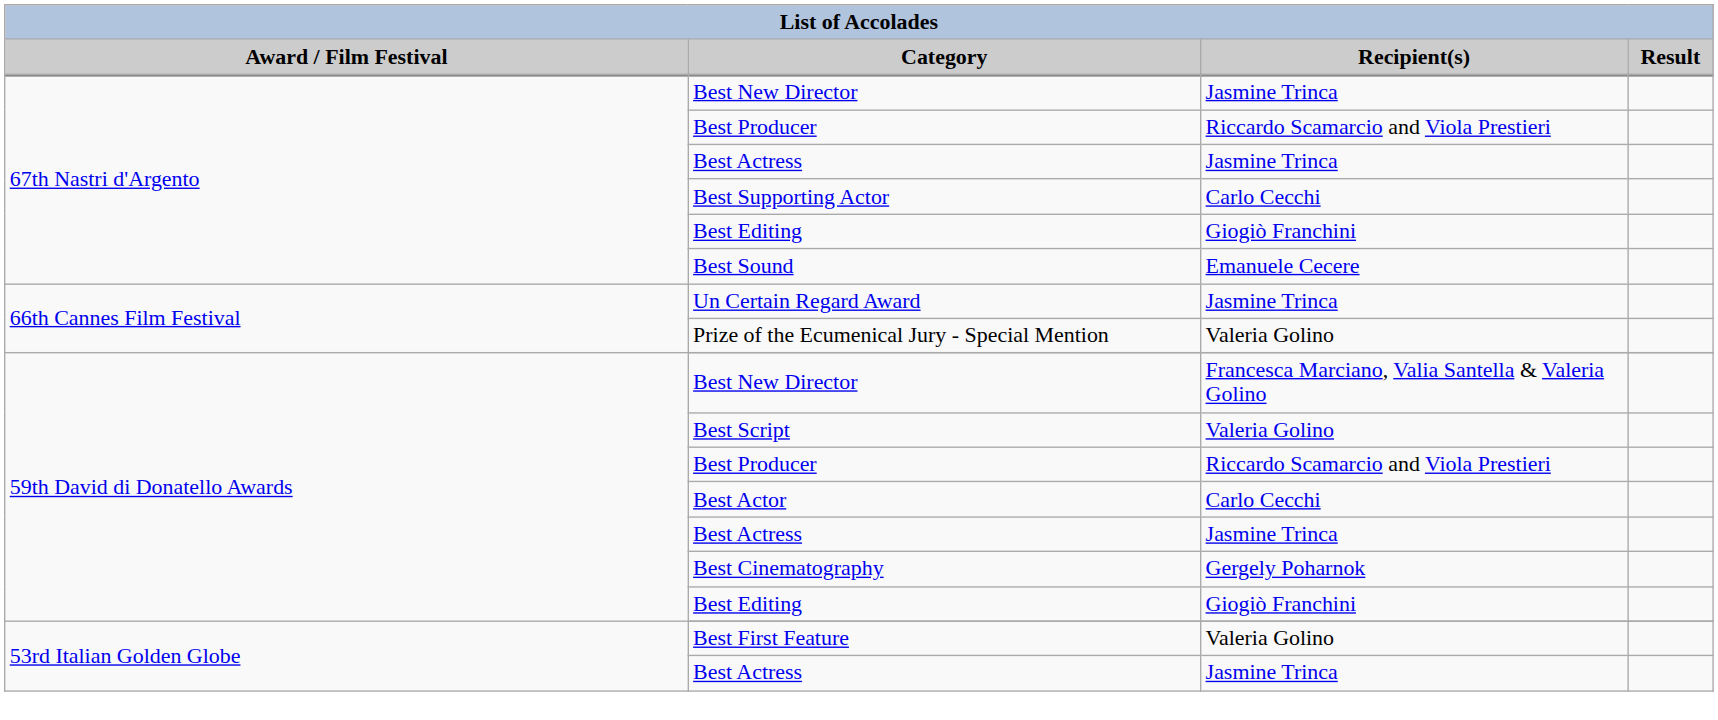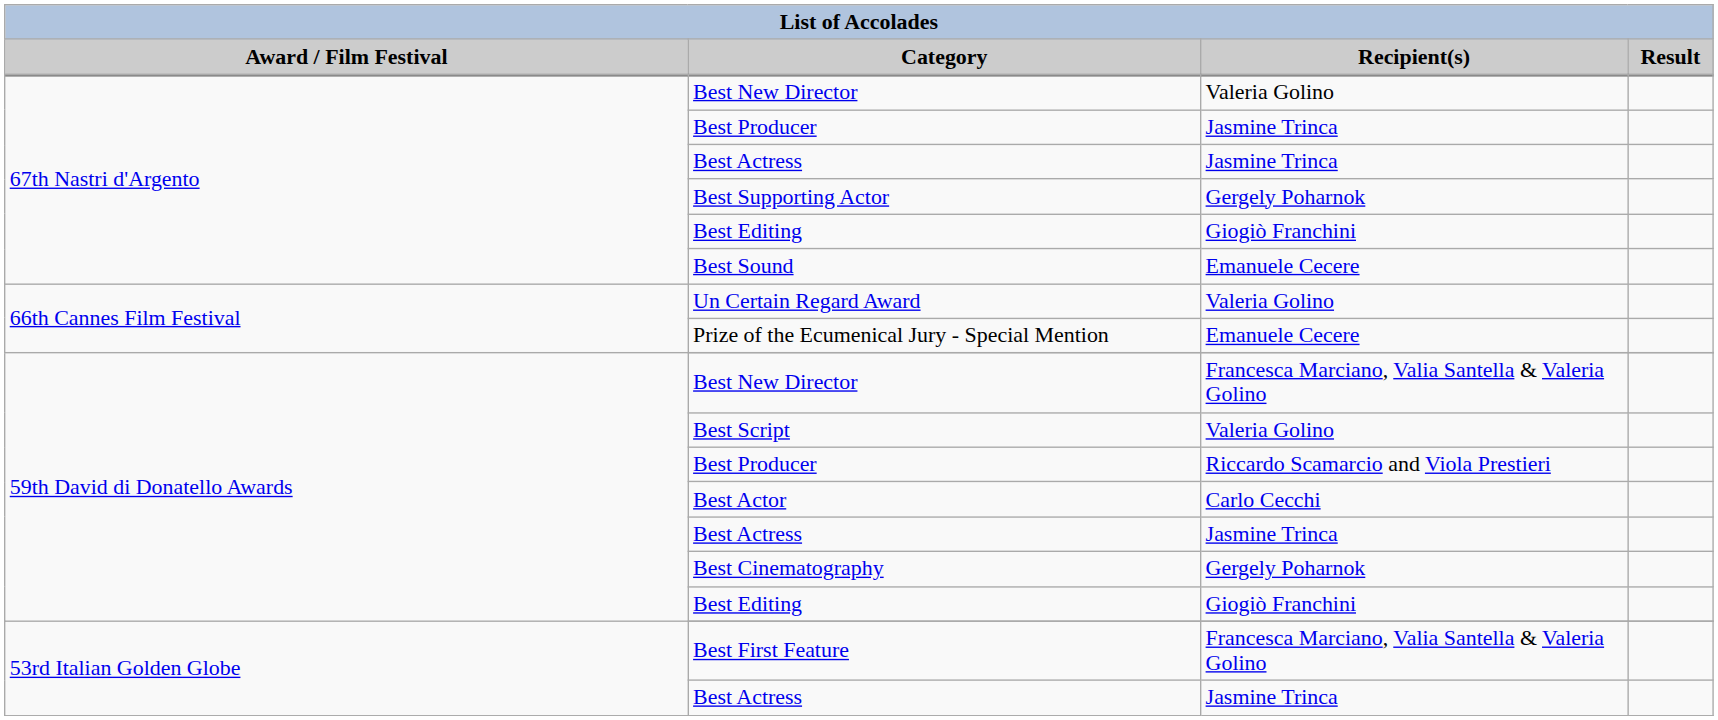(1272, 92) Jasmine Trinca -> (1270, 92) Valeria Golino
(1378, 126) Riccardo Scamarcio and Viola Prestieri -> (1272, 126) Jasmine Trinca
(1263, 196) Carlo Cecchi -> (1285, 196) Gergely Poharnok
(1272, 300) Jasmine Trinca -> (1270, 300) Valeria Golino
(1270, 335) Valeria Golino -> (1283, 335) Emanuele Cecere
(1270, 638) Valeria Golino -> (1405, 650) Francesca Marciano, Valia Santella & Valeria Golino
